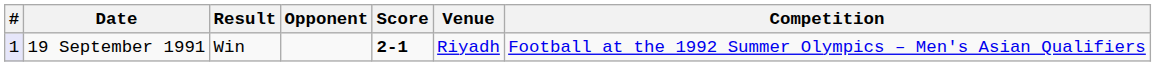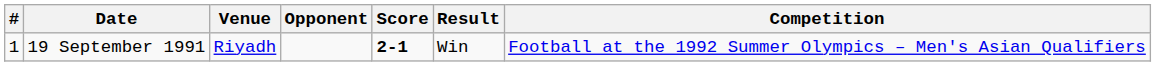columns swapped: (468, 19) <-> (245, 19)
(14, 47) lavender background -> (14, 47) no background
